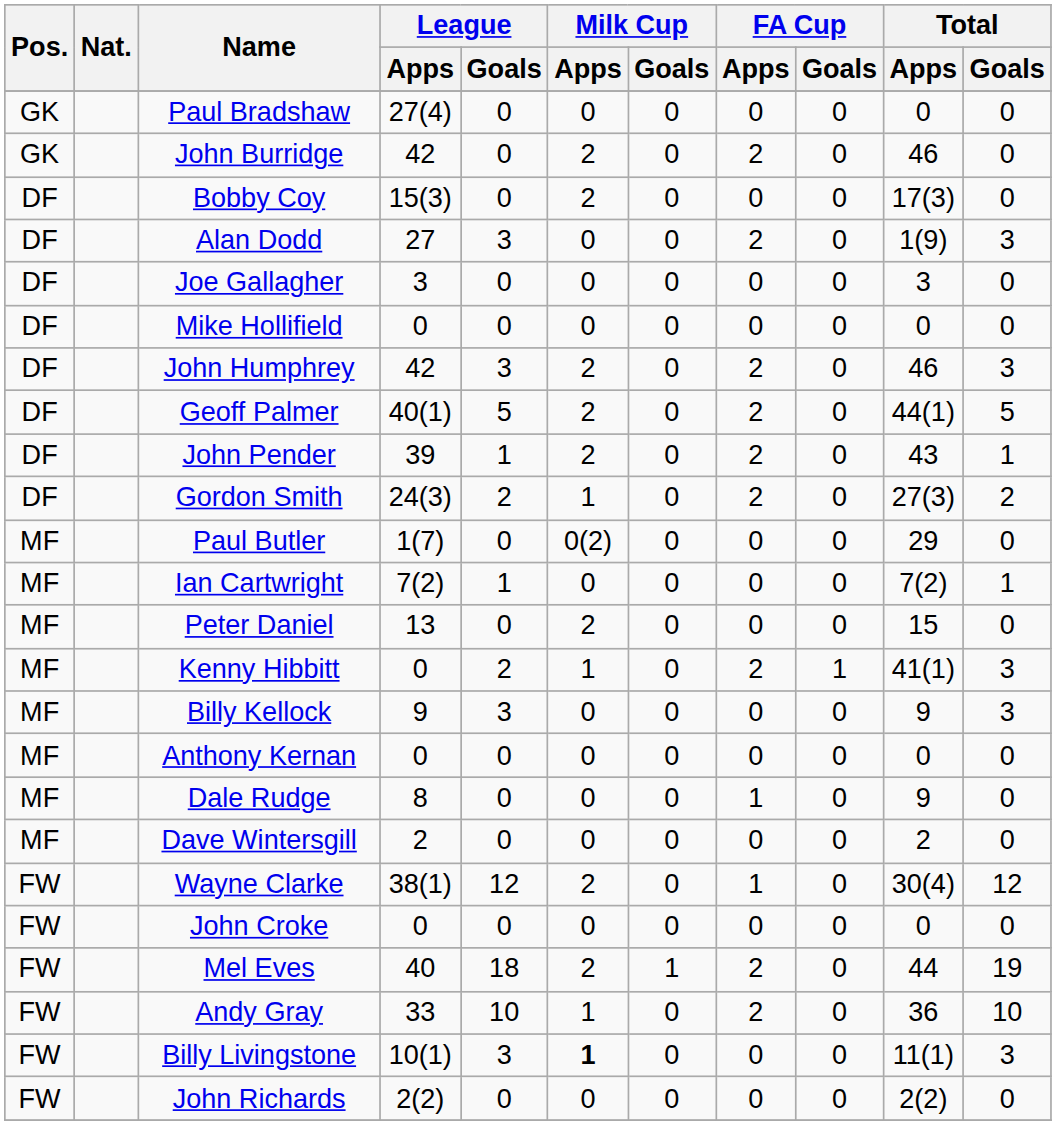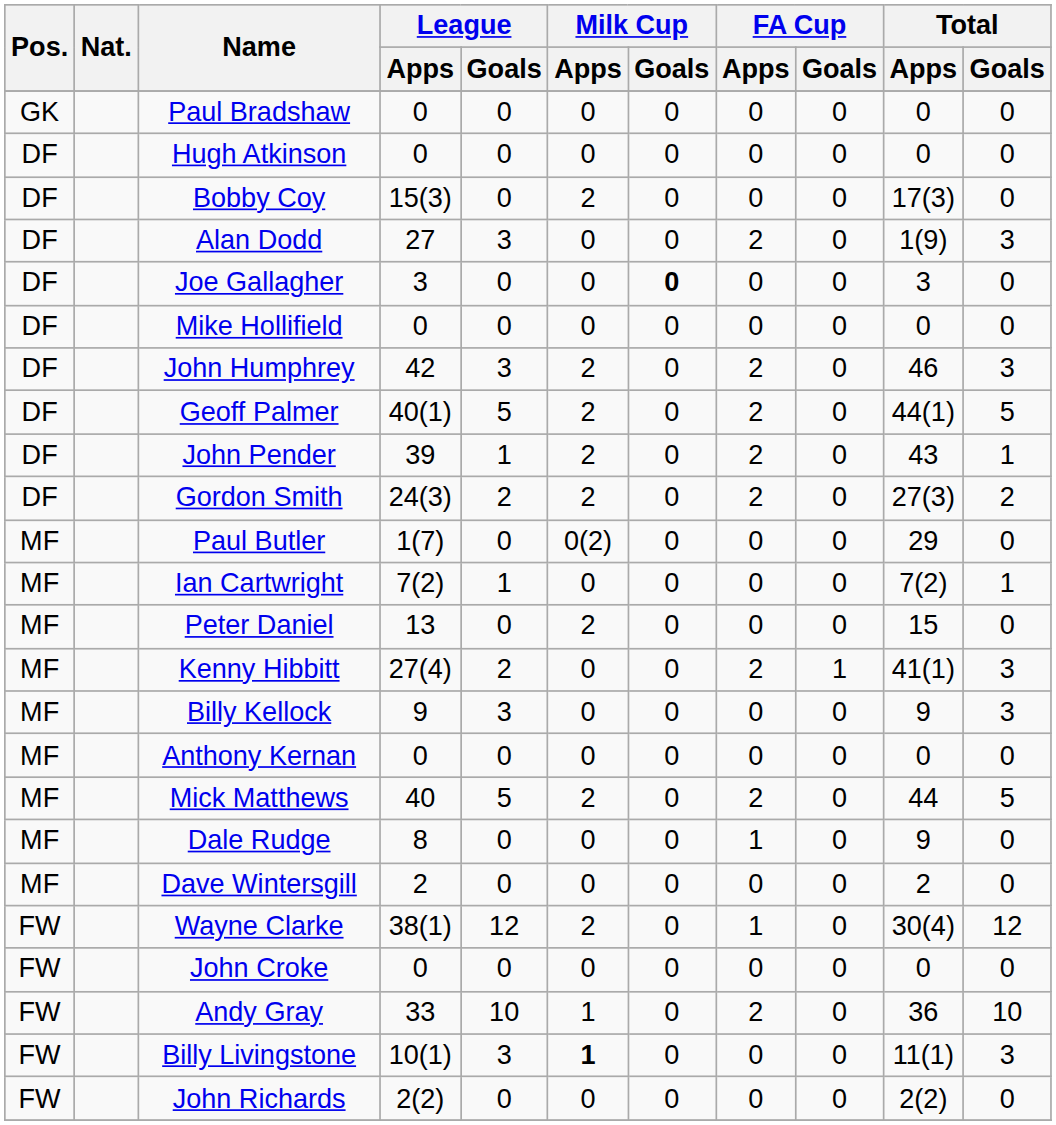(420, 111) 27(4) -> (420, 111) 0
- row: (259, 154)
+ row: (259, 154)
(672, 283) normal -> (672, 283) bold
(588, 497) 1 -> (588, 497) 2
(420, 669) 0 -> (420, 669) 27(4)
(588, 669) 1 -> (588, 669) 0
+ row: (259, 797)
- row: (259, 969)
